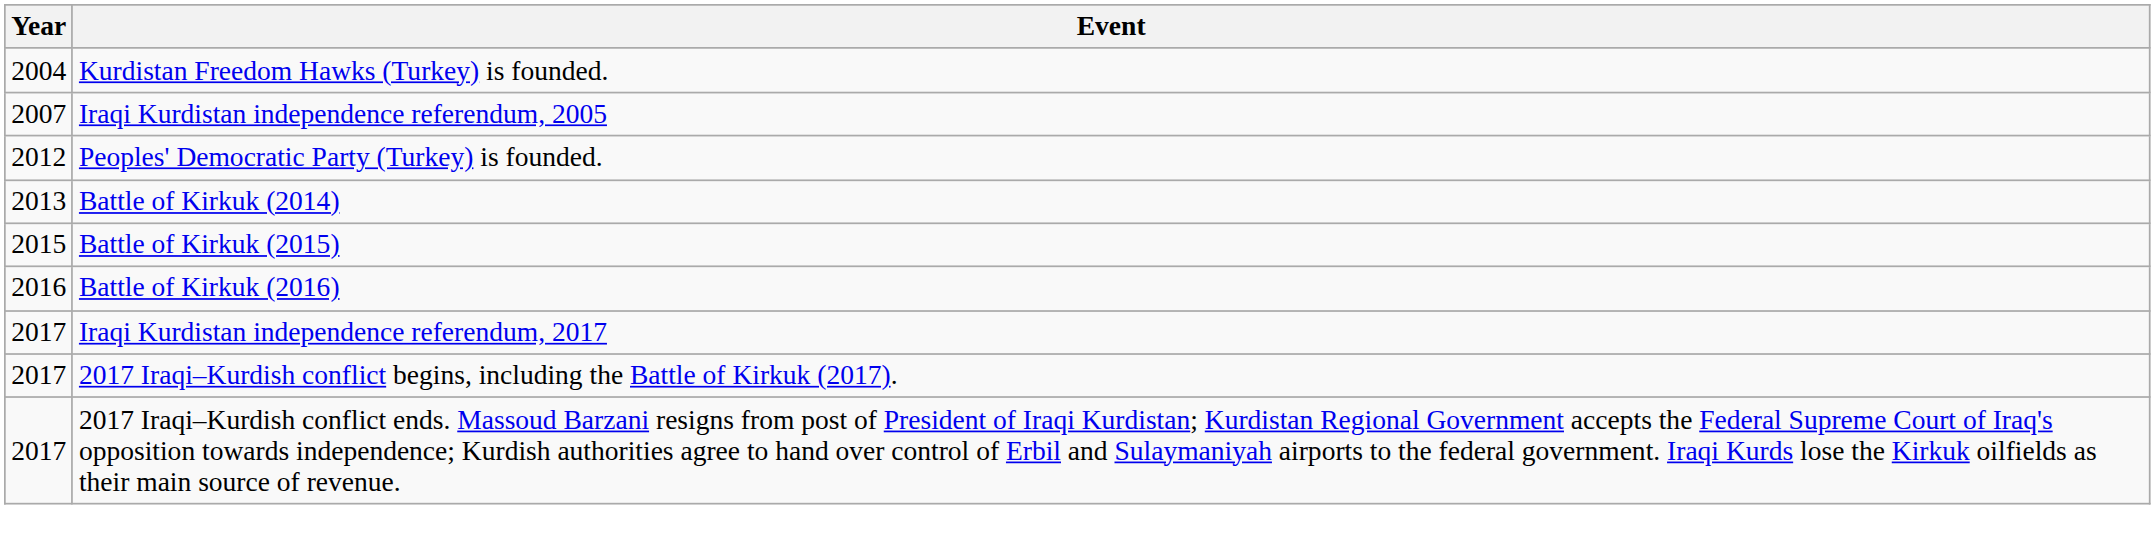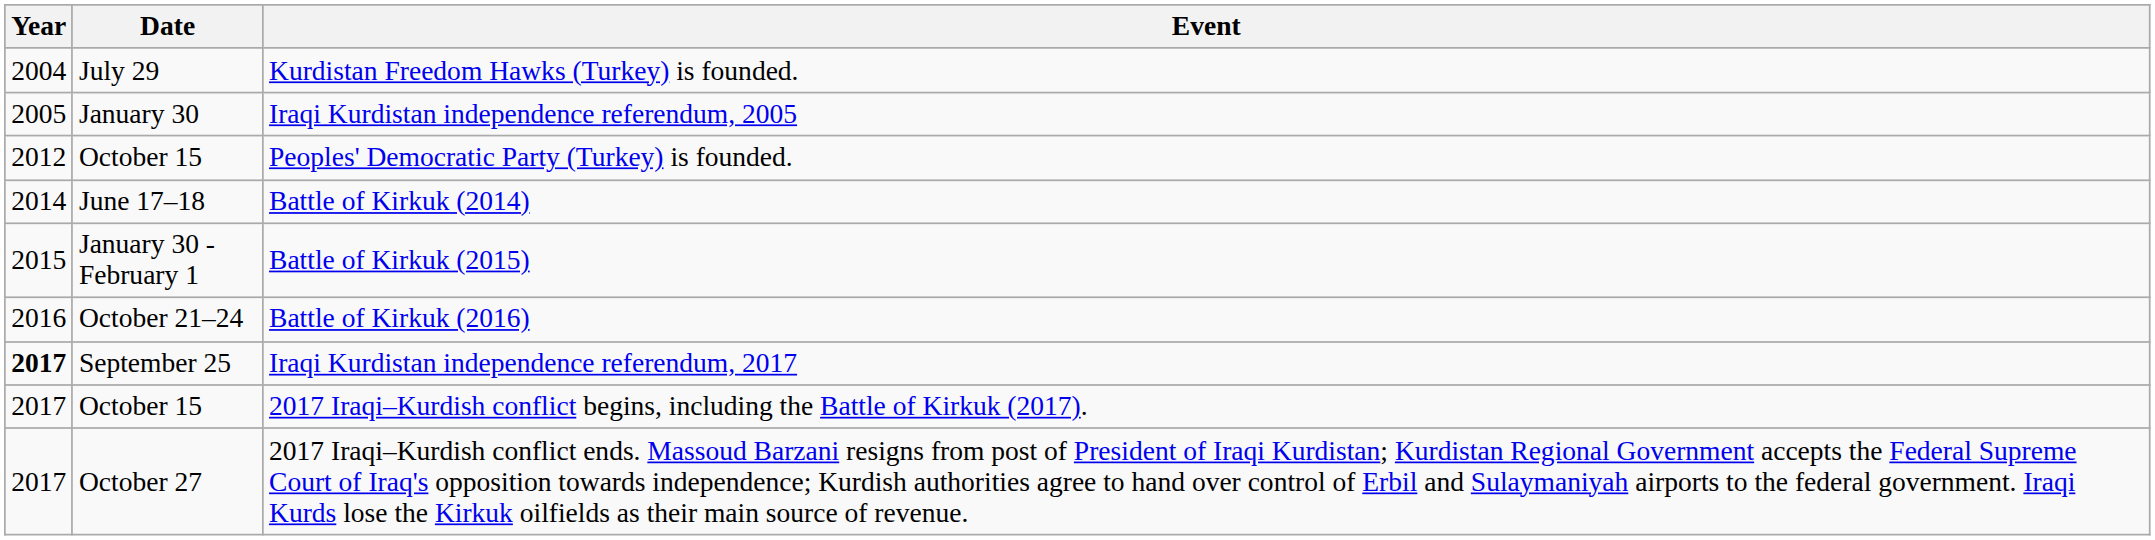+ column: (168, 26)
(39, 113) 2007 -> (39, 113) 2005
(39, 200) 2013 -> (39, 200) 2014
(39, 331) normal -> (39, 362) bold
